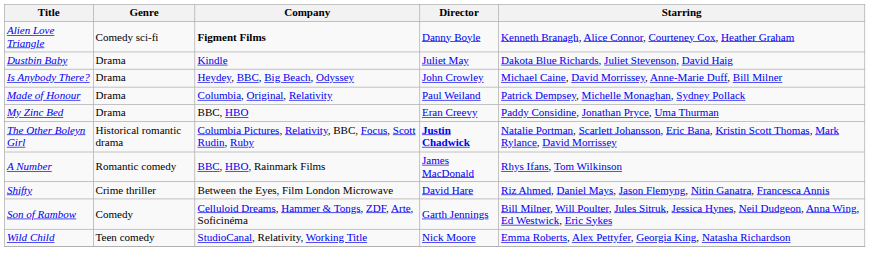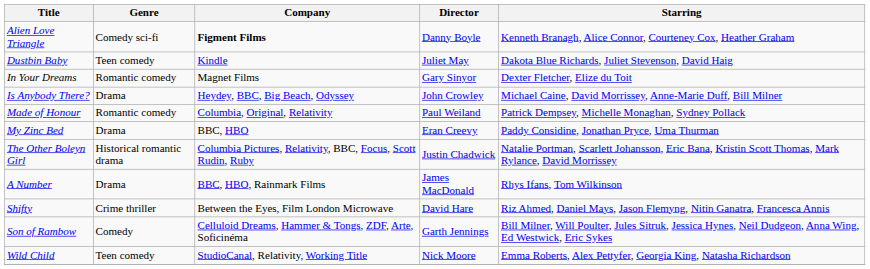(111, 60) Drama -> (125, 60) Teen comedy
+ row: (42, 78)
(111, 95) Drama -> (136, 113) Romantic comedy
(446, 136) bold -> (459, 154) normal
(136, 166) Romantic comedy -> (111, 184) Drama
